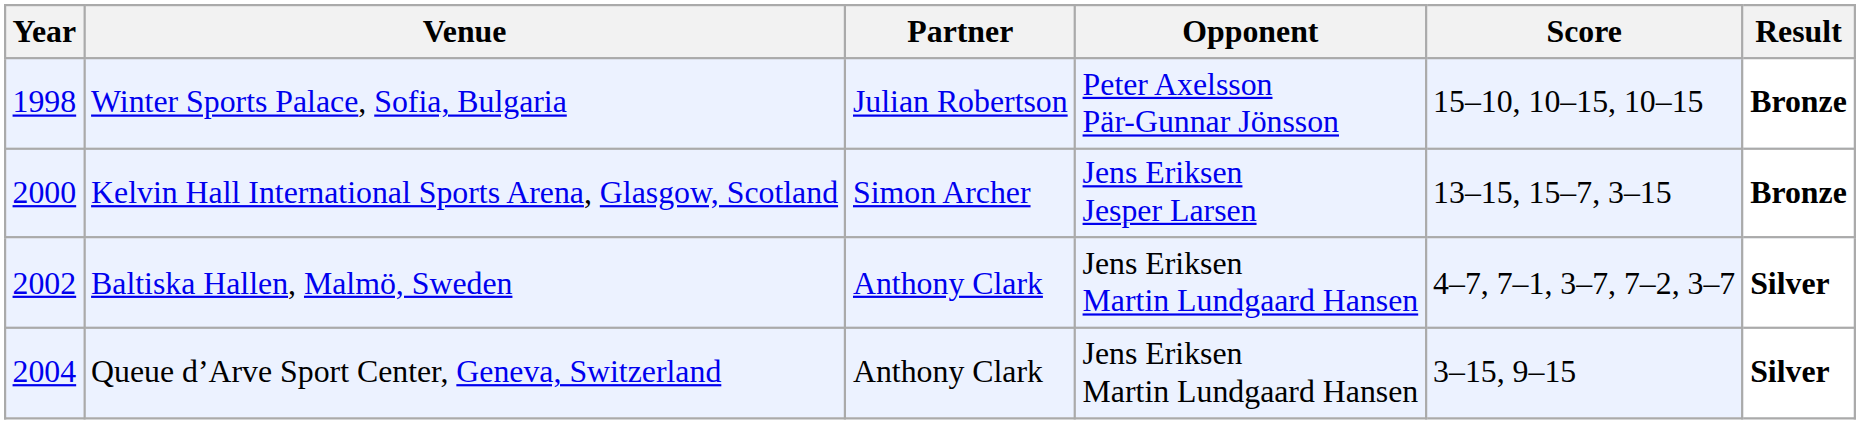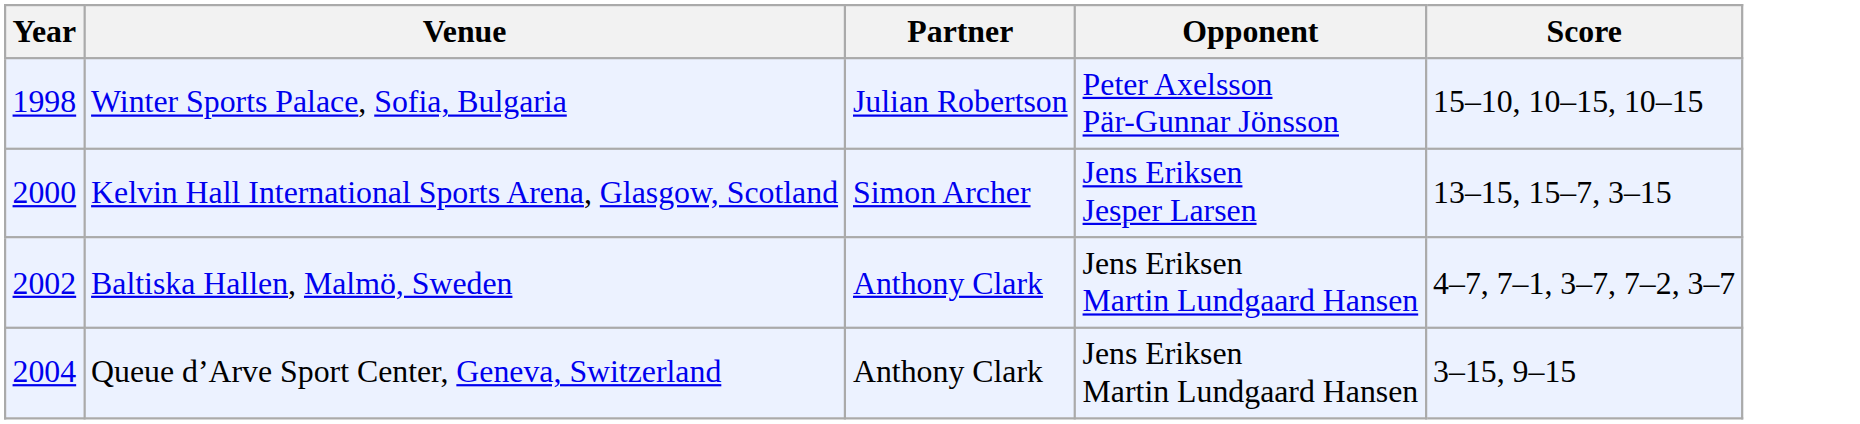- column: (1798, 31)
